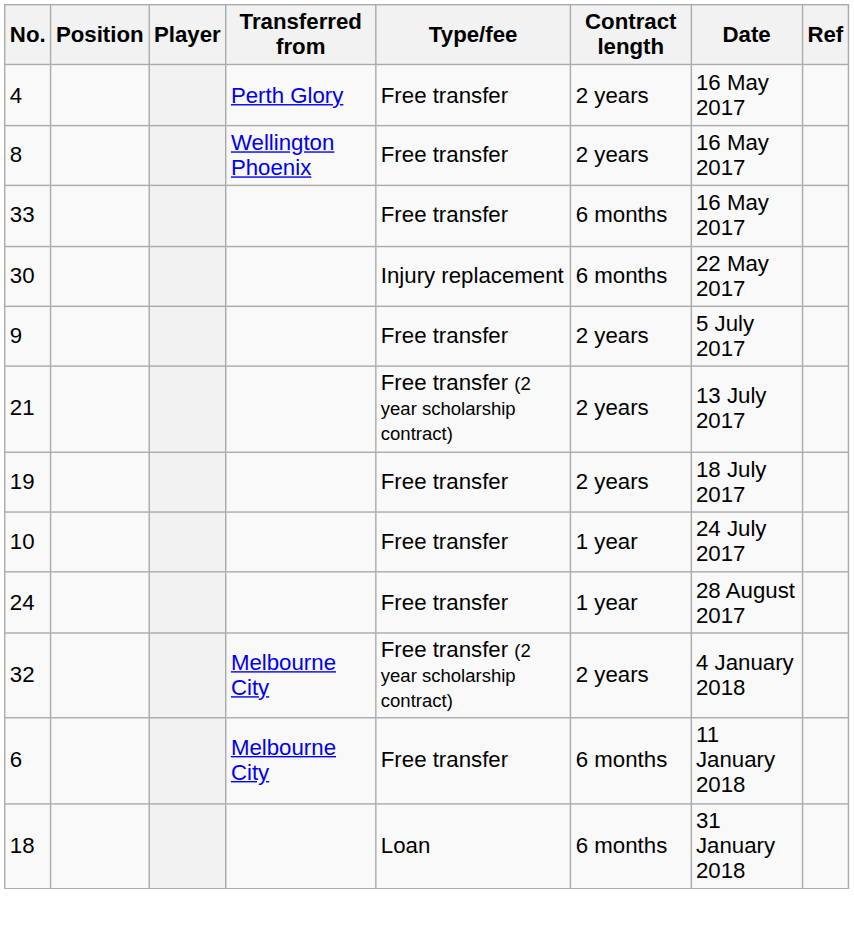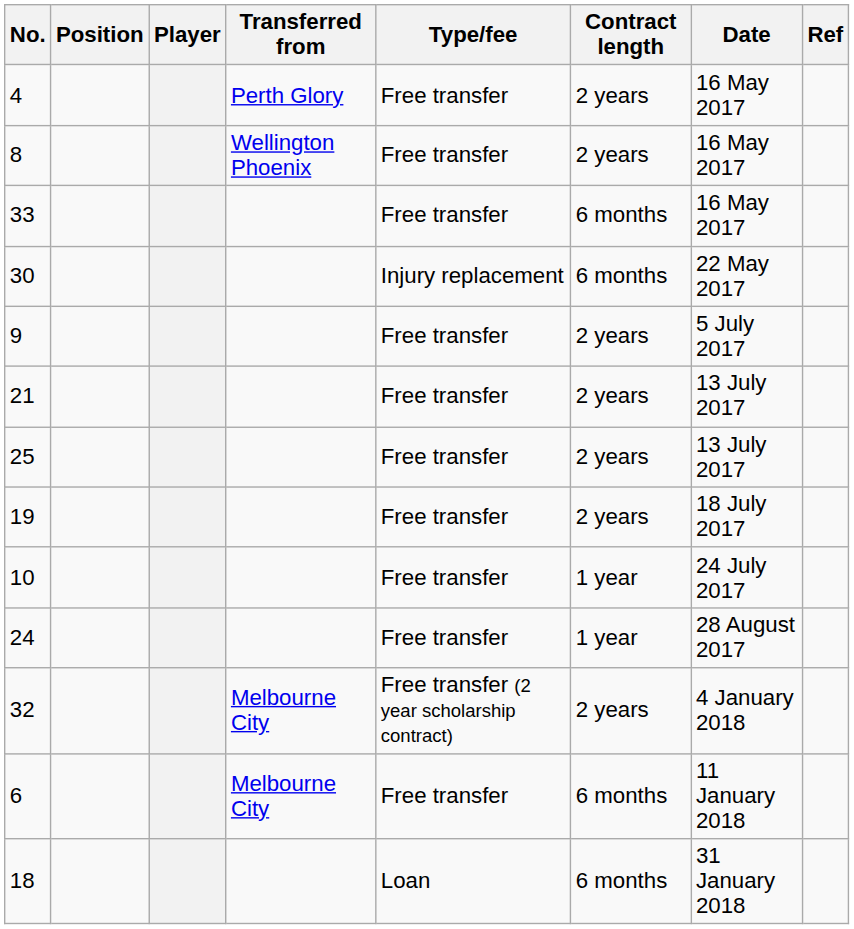(456, 408) Free transfer (2 year scholarship contract) -> (444, 396) Free transfer
+ row: (22, 456)
